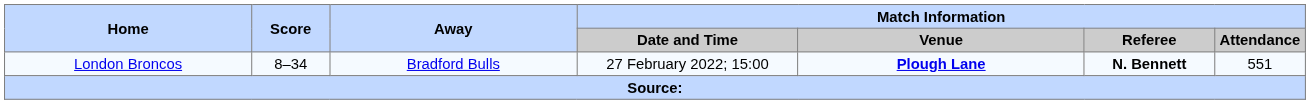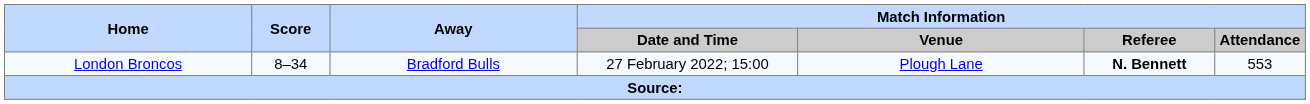(941, 64) bold -> (941, 64) normal
(1260, 64) 551 -> (1260, 64) 553
